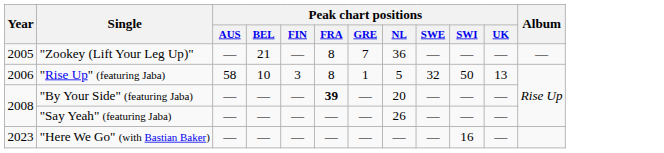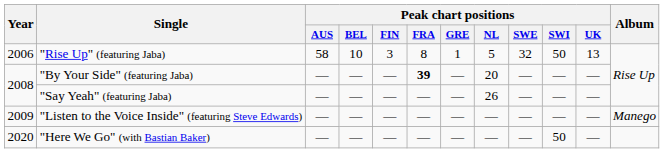- row: (117, 54)
+ row: (171, 116)
(21, 137) 2023 -> (21, 137) 2020
(467, 137) 16 -> (559, 137) 50
